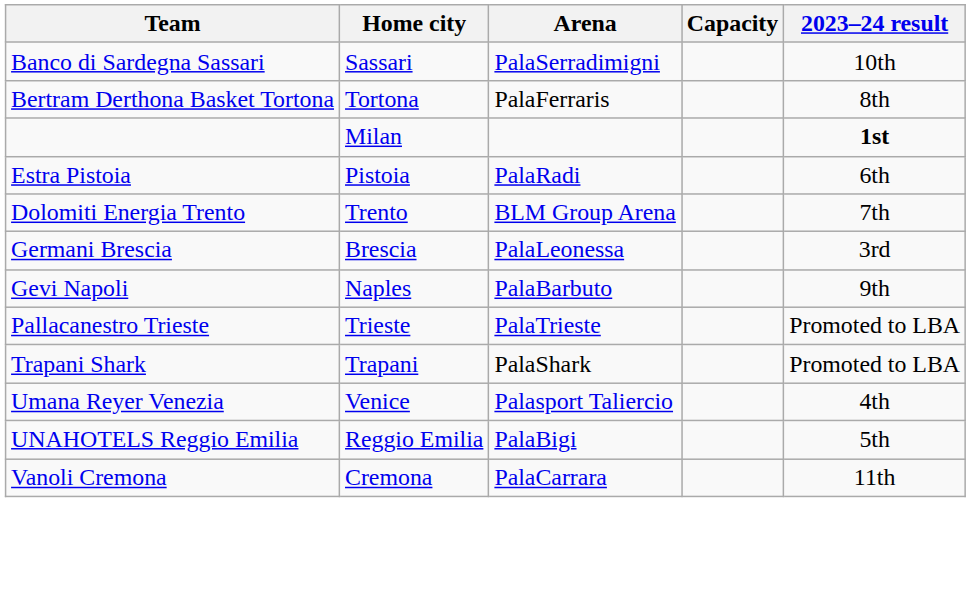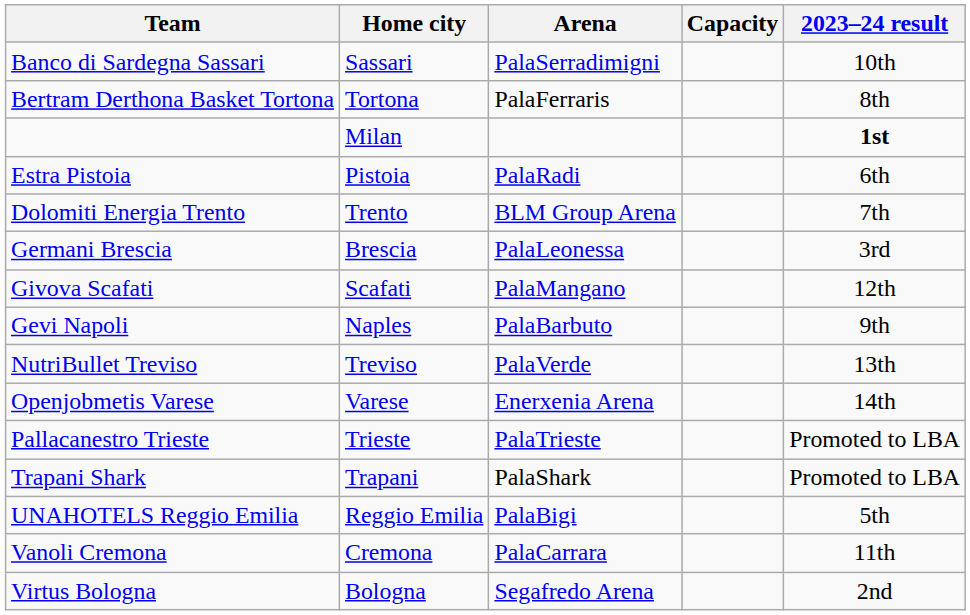+ row: (82, 288)
+ row: (104, 363)
+ row: (112, 401)
- row: (117, 401)
+ row: (84, 590)
